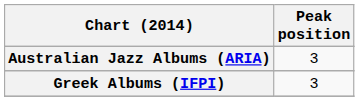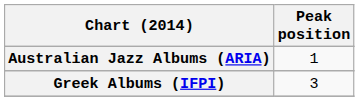(314, 59) 3 -> (314, 59) 1
